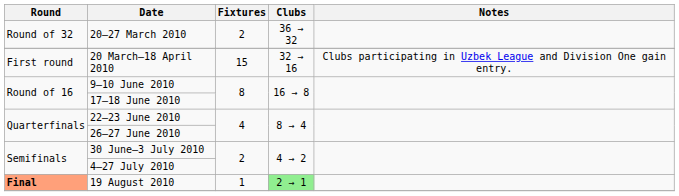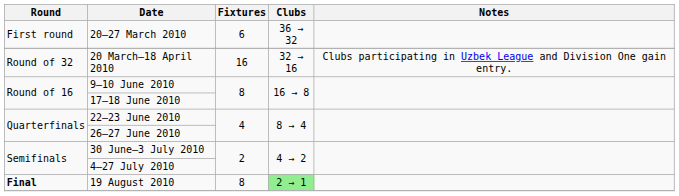(40, 35) Round of 32 -> (40, 35) First round
(242, 35) 2 -> (242, 35) 6
(40, 62) First round -> (40, 62) Round of 32
(242, 62) 15 -> (242, 62) 16
(22, 182) lightsalmon background -> (22, 182) no background
(242, 182) 1 -> (242, 182) 8
